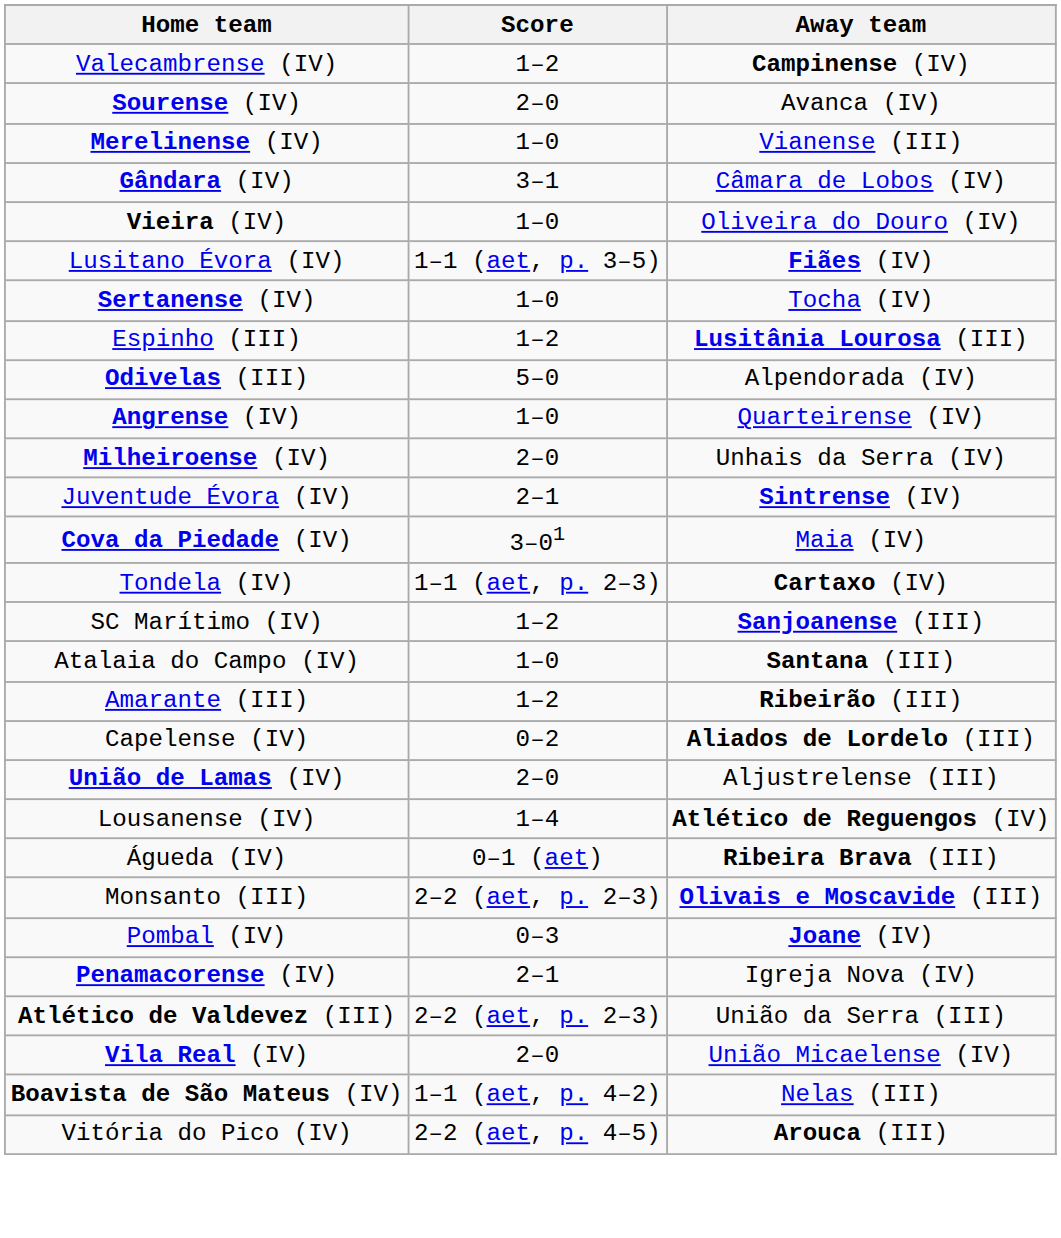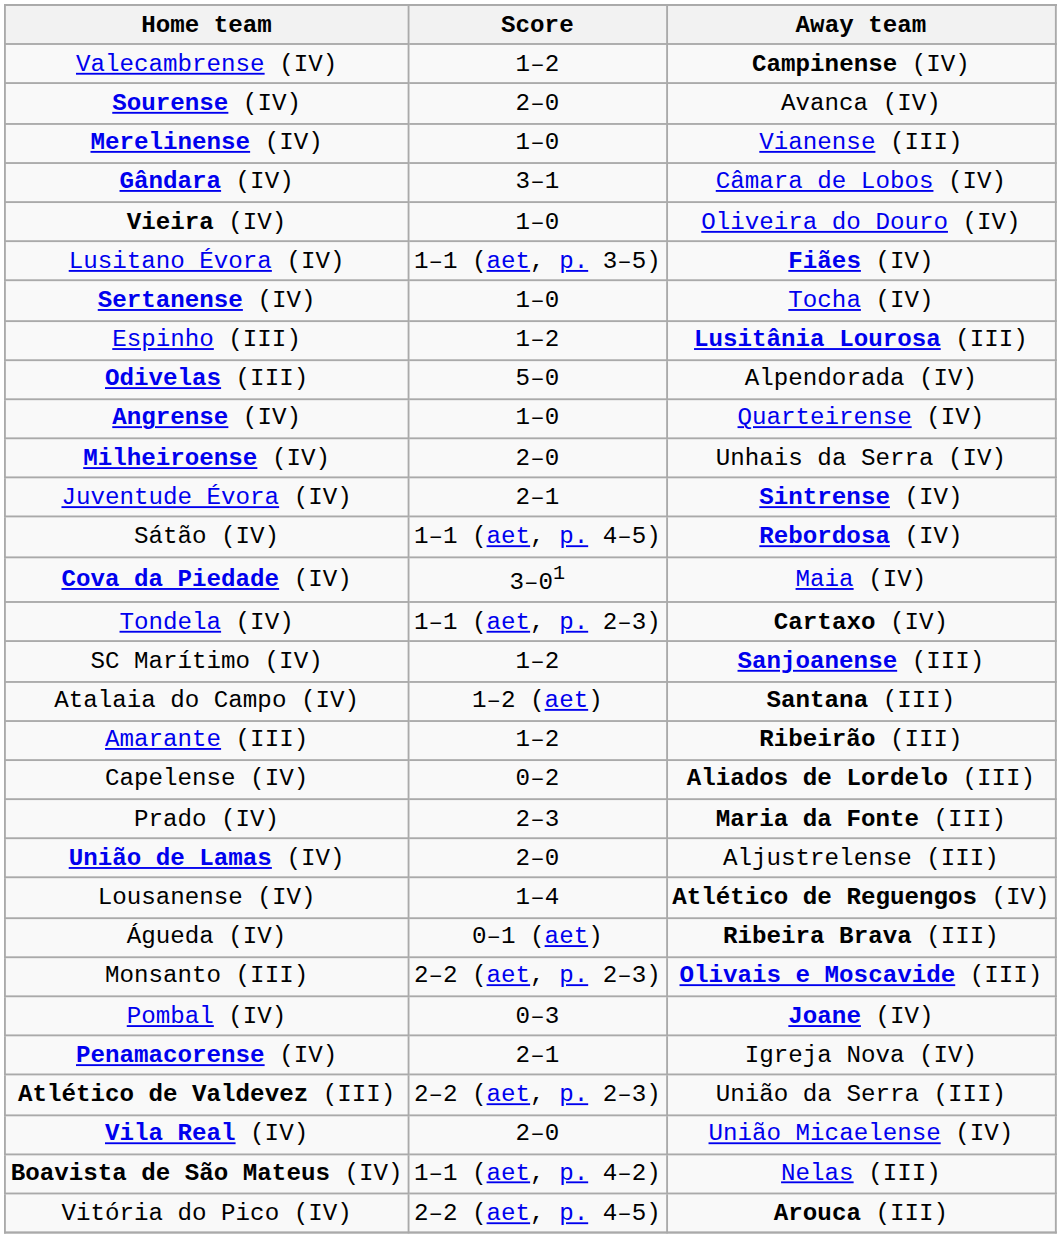+ row: (207, 537)
(537, 661) 1–0 -> (537, 701) 1–2 (aet)
+ row: (207, 819)
